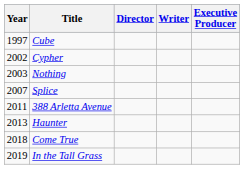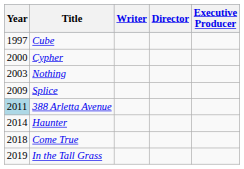columns swapped: (135, 18) <-> (174, 18)
(17, 57) 2002 -> (17, 57) 2000
(17, 90) 2007 -> (17, 90) 2009
(17, 106) no background -> (17, 106) lightblue background
(17, 123) 2013 -> (17, 123) 2014
